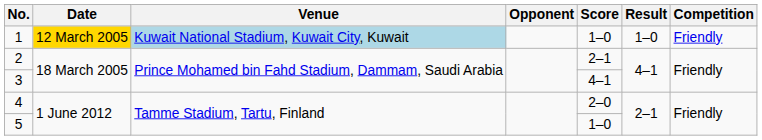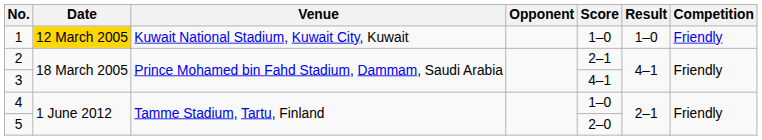(271, 37) lightblue background -> (271, 37) no background
(600, 102) 2–0 -> (600, 102) 1–0
(600, 124) 1–0 -> (600, 124) 2–0
